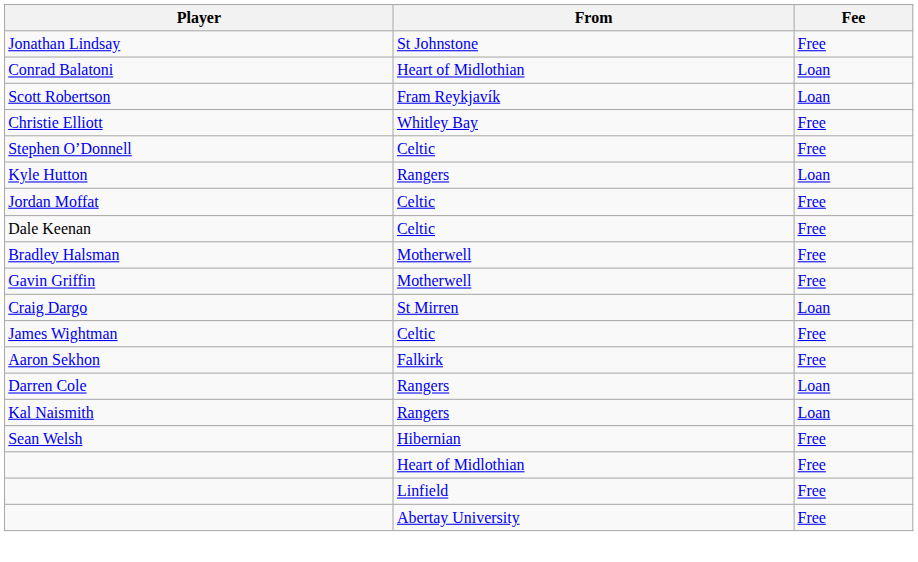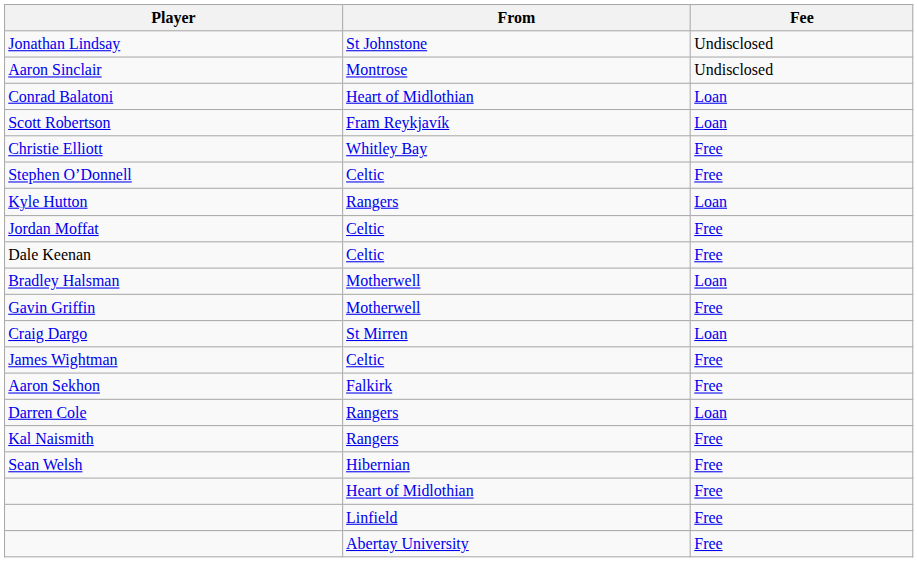(812, 44) Free -> (734, 44) Undisclosed
+ row: (55, 70)
(812, 254) Free -> (711, 281) Loan
(814, 412) Loan -> (708, 438) Free
